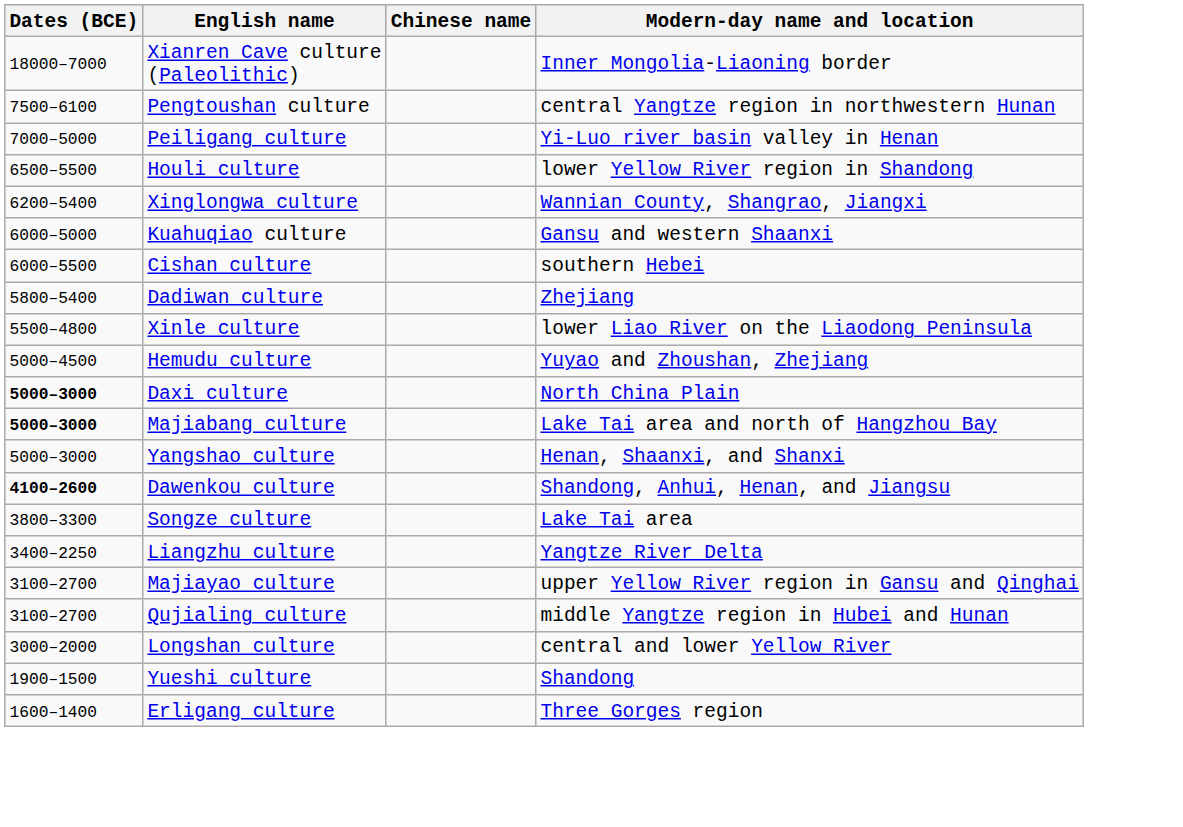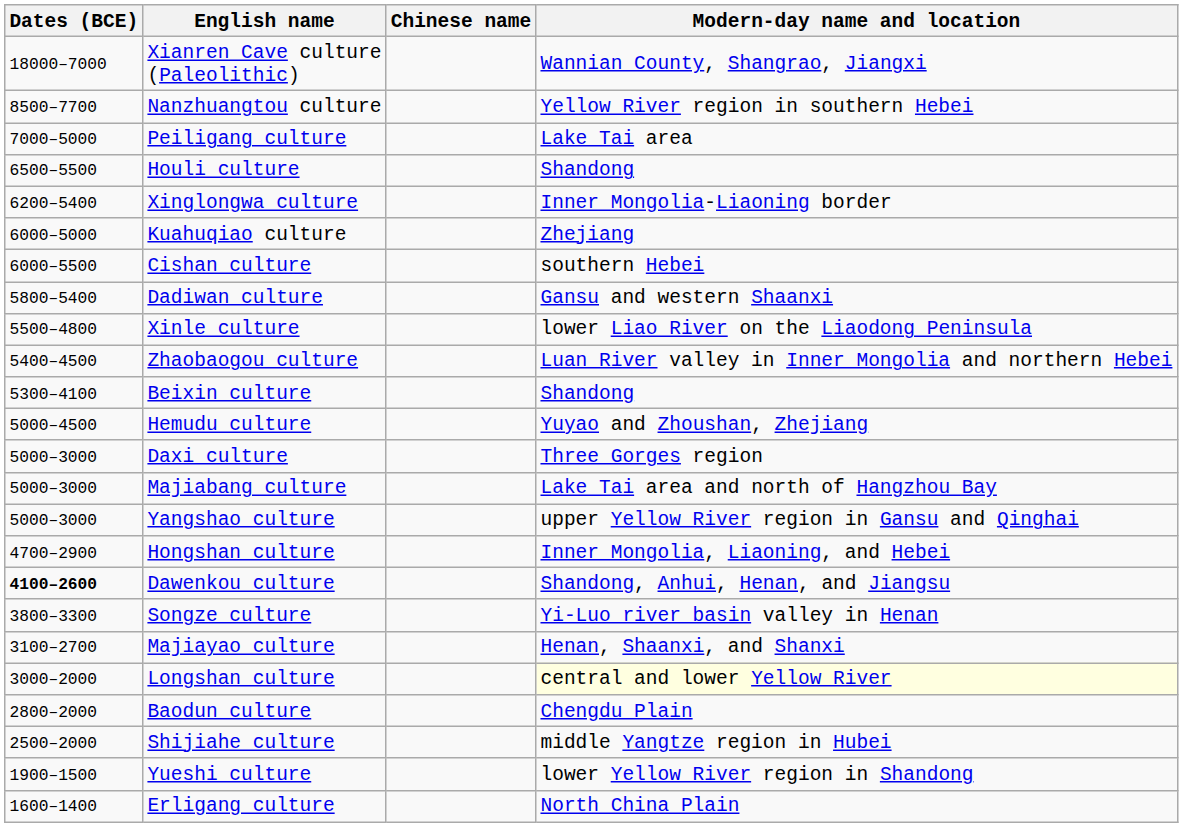(716, 64) Inner Mongolia-Liaoning border -> (734, 64) Wannian County, Shangrao, Jiangxi
+ row: (264, 107)
- row: (259, 107)
(739, 138) Yi-Luo river basin valley in Henan -> (617, 138) Lake Tai area
(757, 170) lower Yellow River region in Shandong -> (587, 170) Shandong
(734, 202) Wannian County, Shangrao, Jiangxi -> (716, 202) Inner Mongolia-Liaoning border
(687, 234) Gansu and western Shaanxi -> (587, 234) Zhejiang
(587, 297) Zhejiang -> (687, 297) Gansu and western Shaanxi
+ row: (253, 361)
+ row: (229, 393)
(53, 393) bold -> (53, 457) normal
(640, 393) North China Plain -> (652, 456) Three Gorges region
(53, 425) bold -> (53, 489) normal
(693, 456) Henan, Shaanxi, and Shanxi -> (810, 520) upper Yellow River region in Gansu and Qinghai
+ row: (241, 552)
(617, 520) Lake Tai area -> (739, 615) Yi-Luo river basin valley in Henan
- row: (241, 552)
(810, 583) upper Yellow River region in Gansu and Qinghai -> (693, 647) Henan, Shaanxi, and Shanxi
- row: (247, 615)
(716, 647) no background -> (716, 679) lightyellow background
+ row: (229, 711)
+ row: (241, 742)
(587, 679) Shandong -> (757, 774) lower Yellow River region in Shandong
(652, 711) Three Gorges region -> (640, 806) North China Plain
